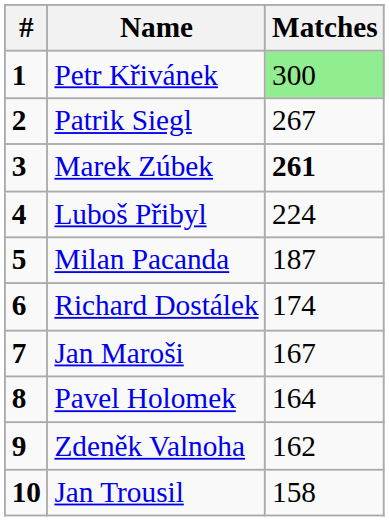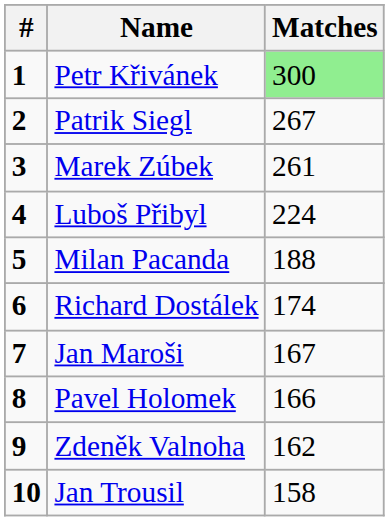(294, 167) bold -> (294, 167) normal
(294, 259) 187 -> (294, 259) 188
(294, 399) 164 -> (294, 399) 166
